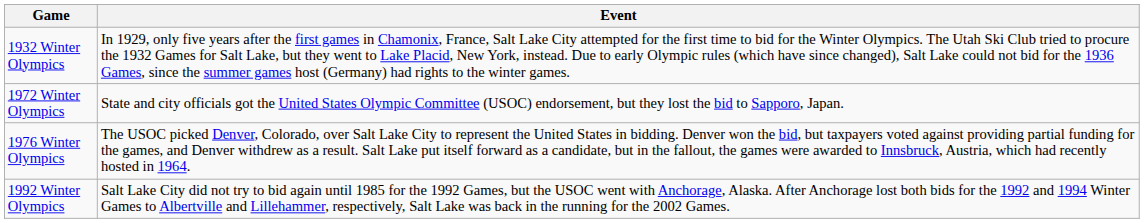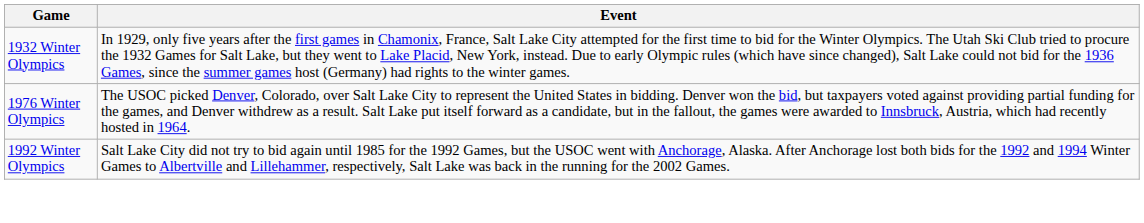- row: (44, 103)
